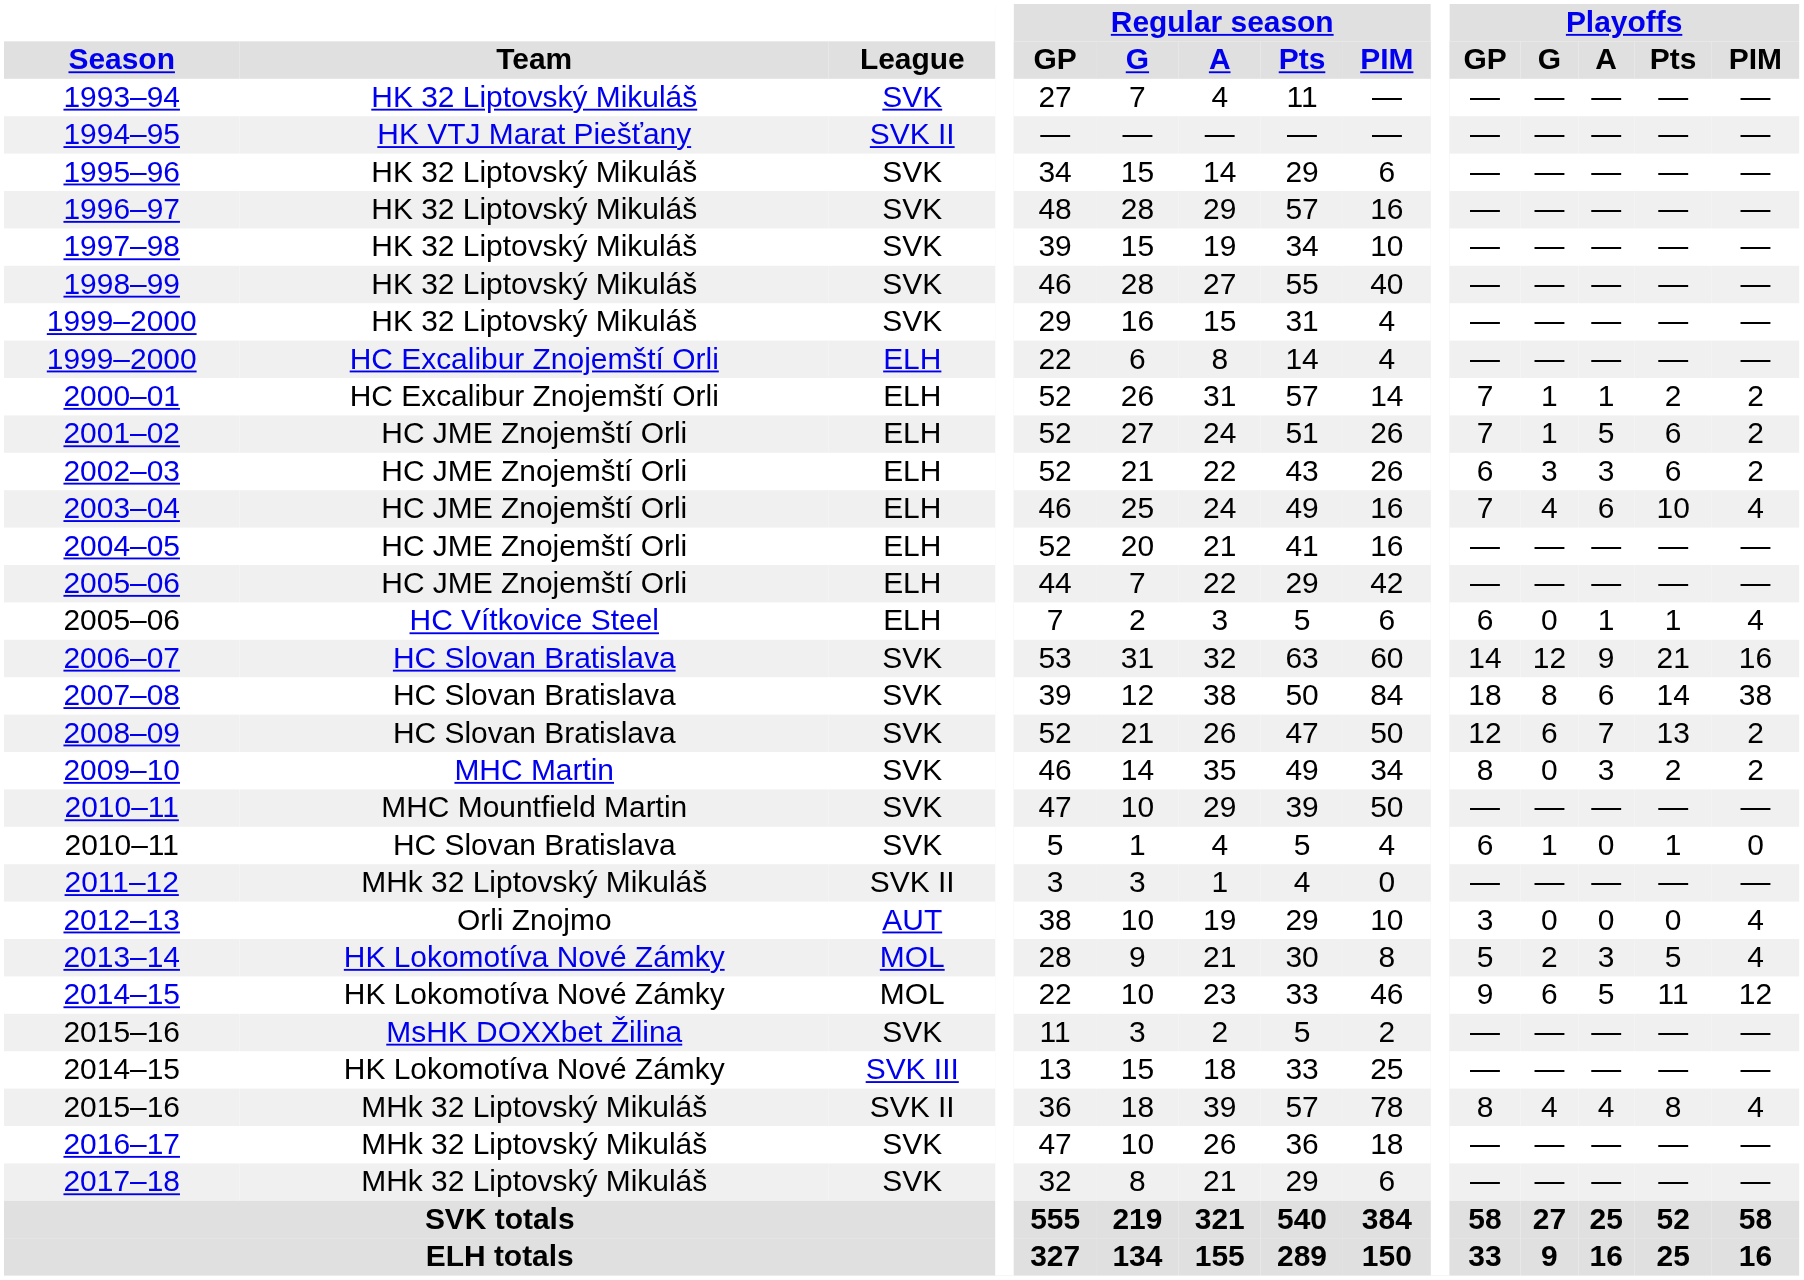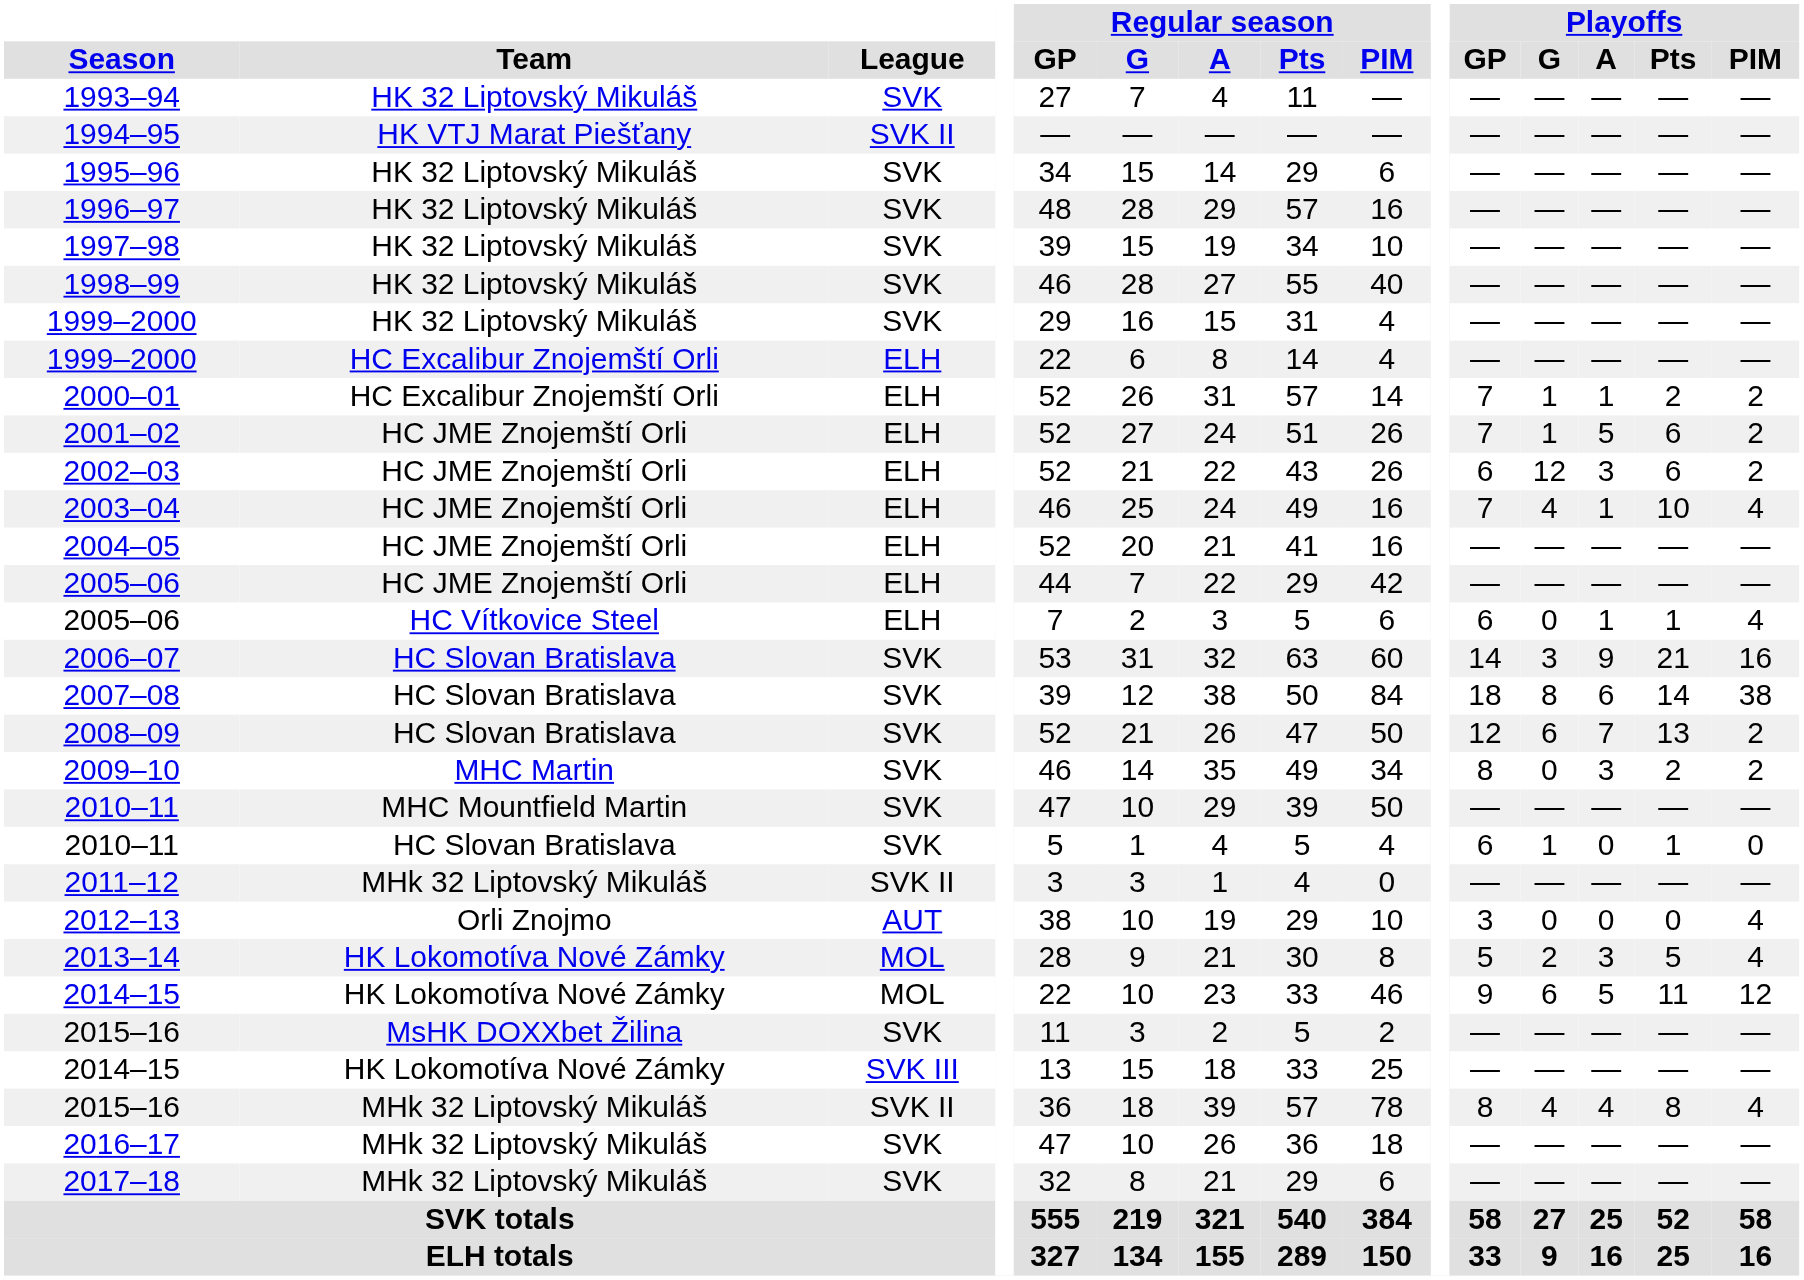(1549, 471) 3 -> (1549, 471) 12
(1606, 508) 6 -> (1606, 508) 1
(1549, 658) 12 -> (1549, 658) 3
